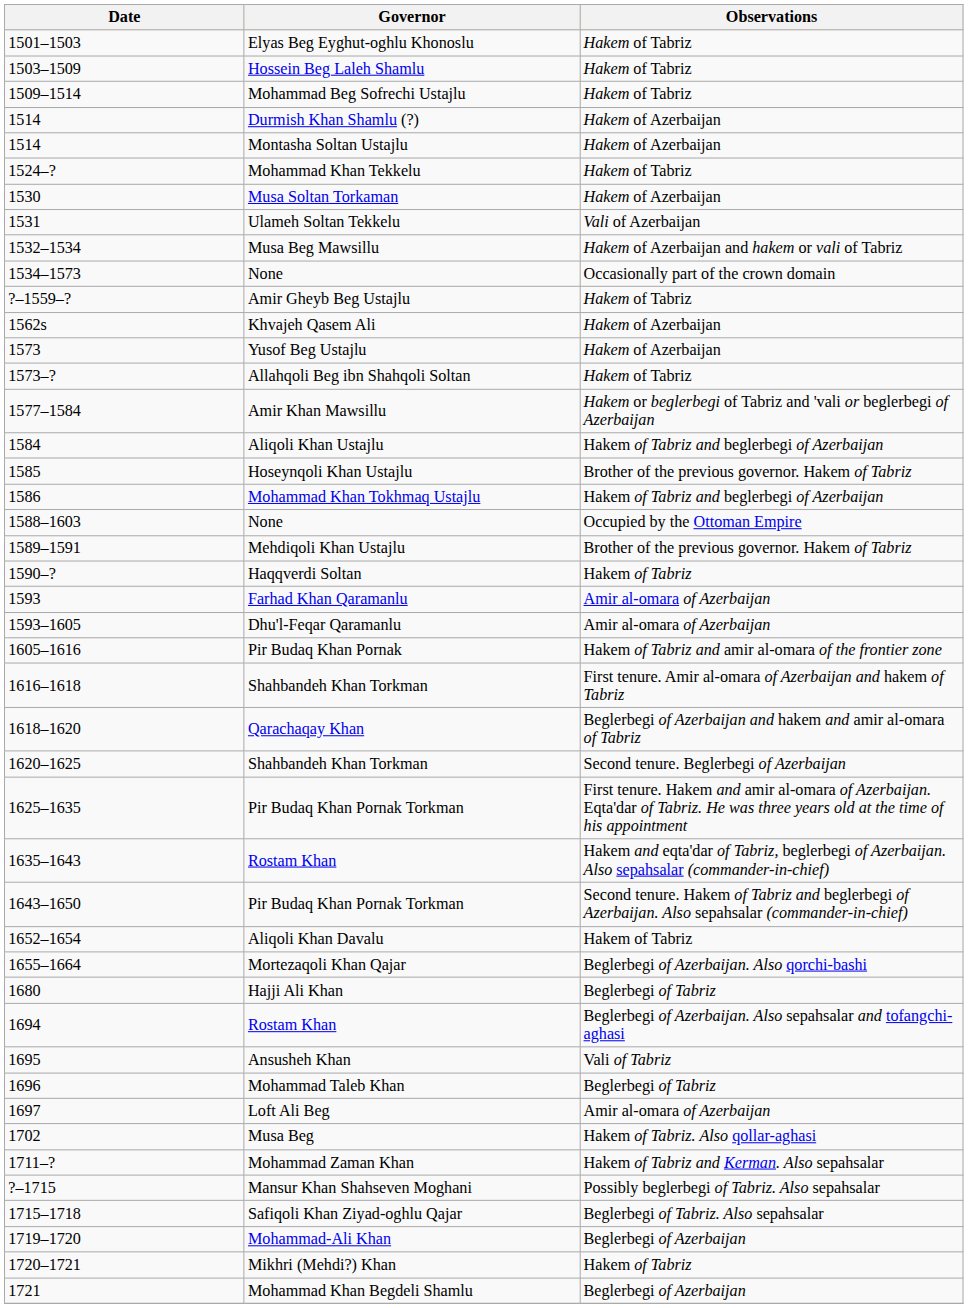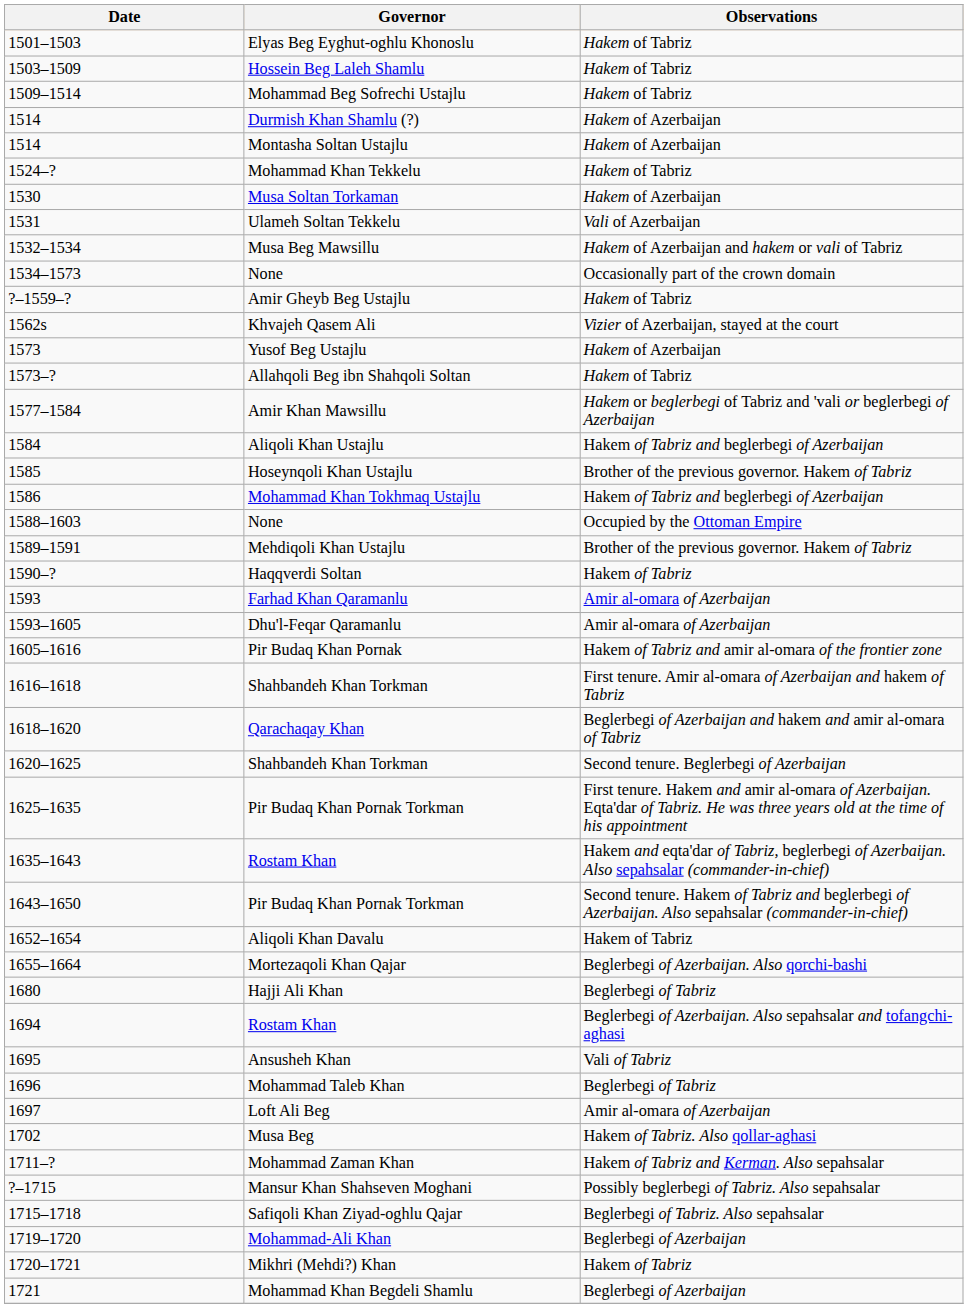(652, 324) Hakem of Azerbaijan -> (711, 324) Vizier of Azerbaijan, stayed at the court
